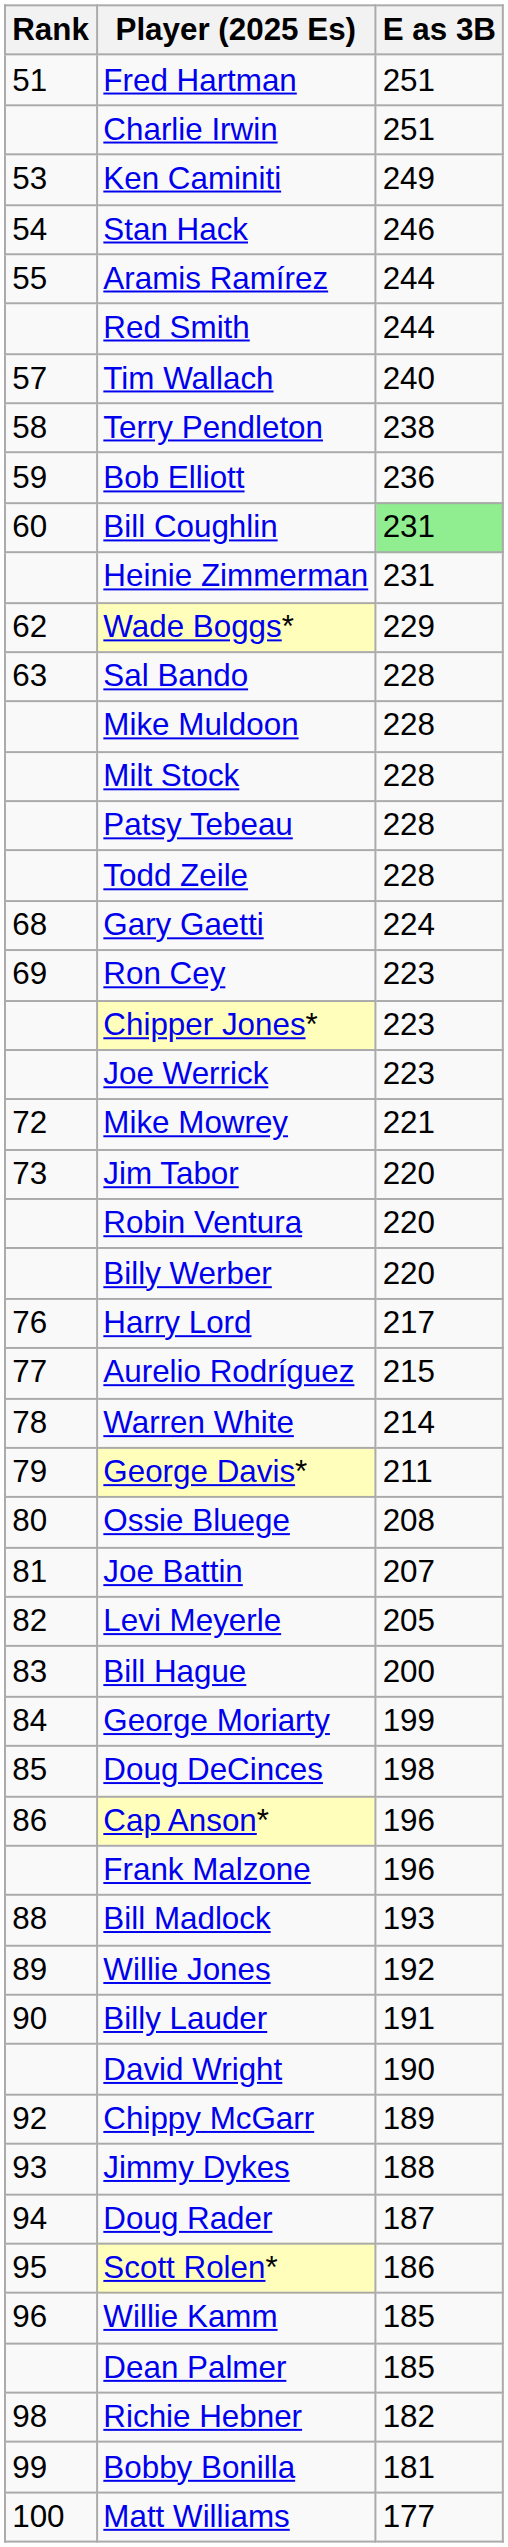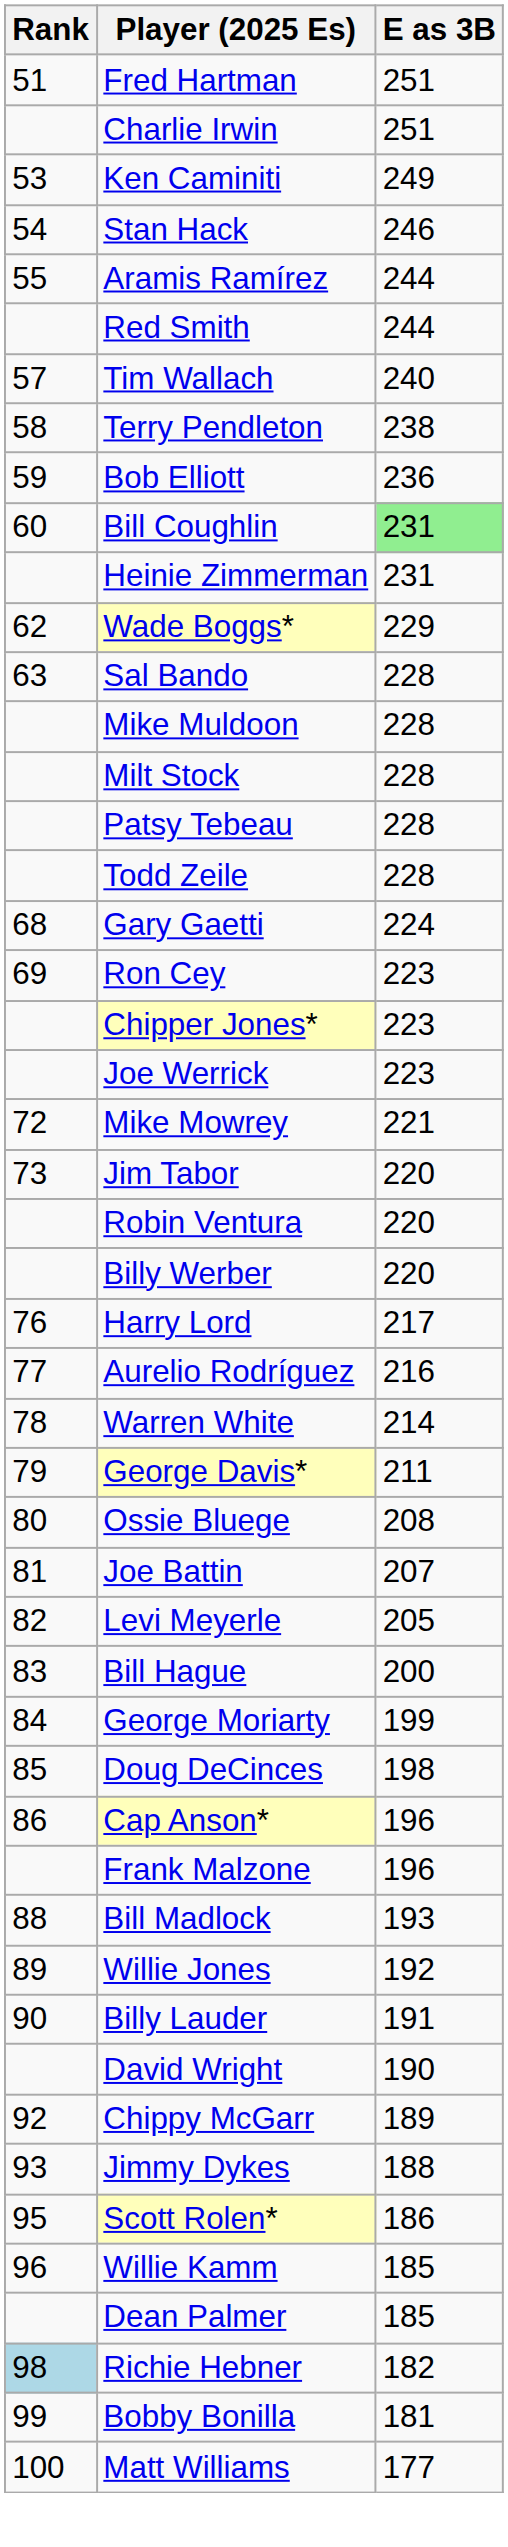(409, 1372) 215 -> (409, 1372) 216
- row: (188, 2218)
(30, 2417) no background -> (30, 2367) lightblue background
